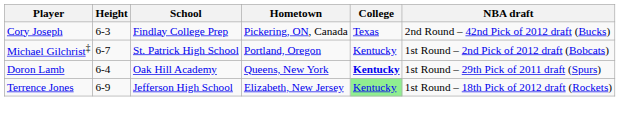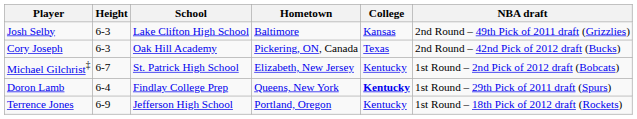+ row: (31, 31)
(181, 31) Findlay College Prep -> (175, 48) Oak Hill Academy
(282, 50) Portland, Oregon -> (304, 68) Elizabeth, New Jersey
(175, 69) Oak Hill Academy -> (181, 87) Findlay College Prep
(294, 87) Elizabeth, New Jersey -> (293, 105) Portland, Oregon
(375, 87) lightgreen background -> (385, 105) no background
